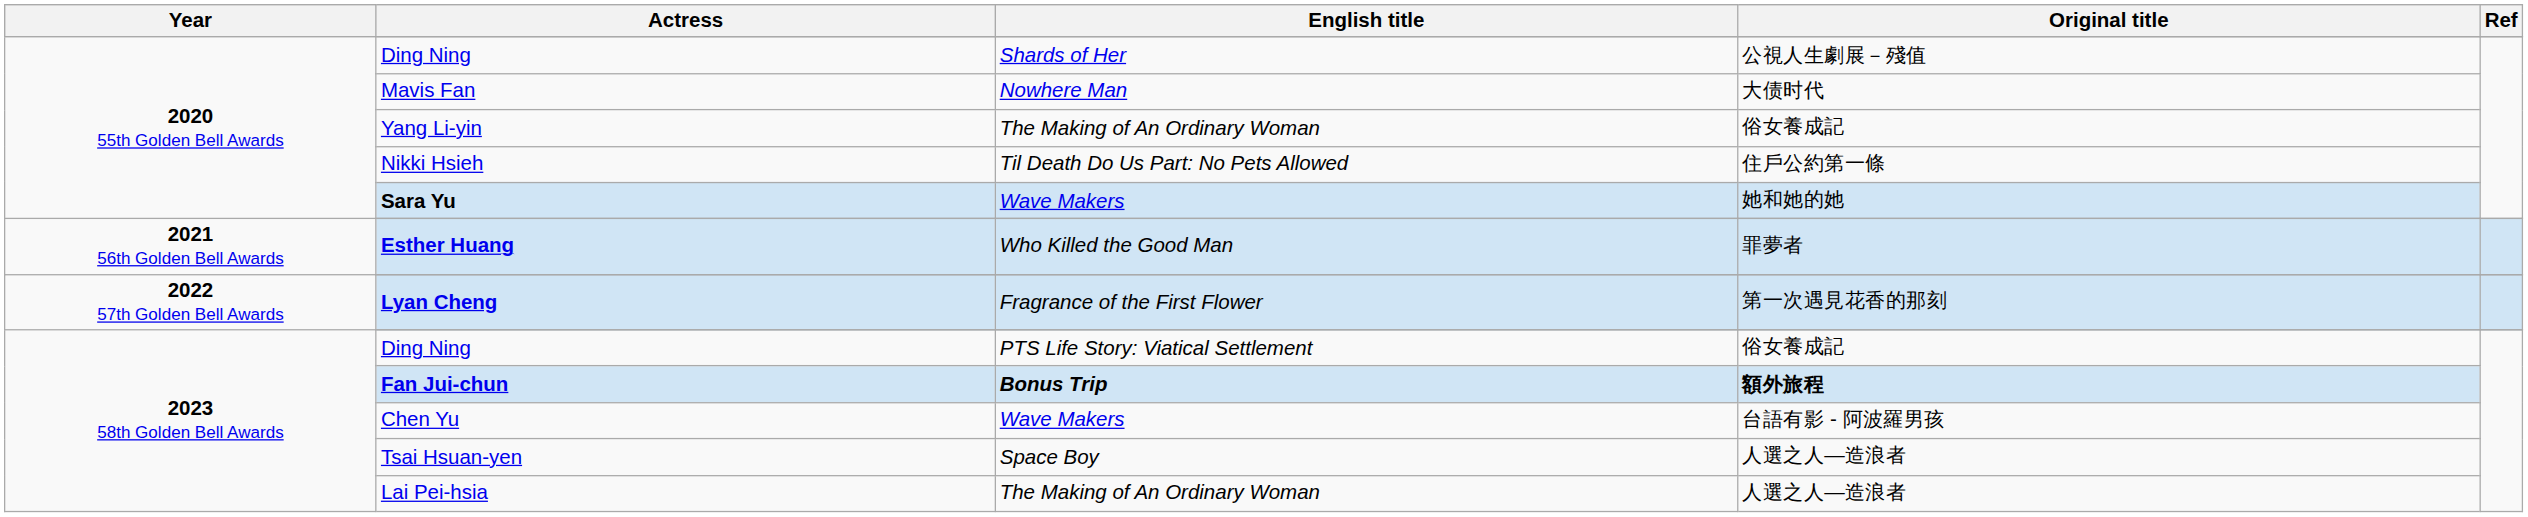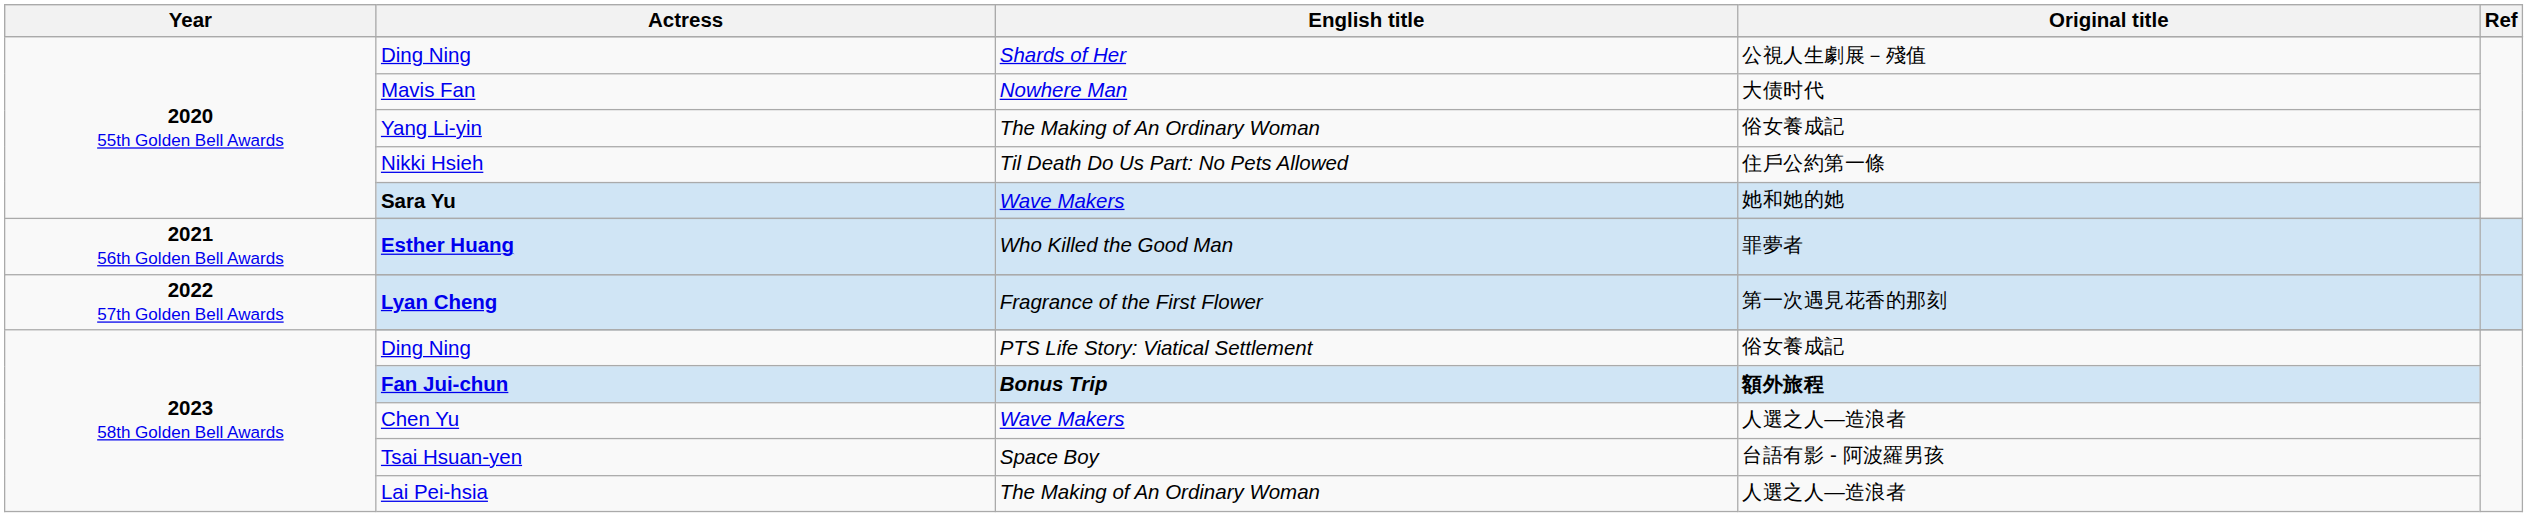(1844, 419) 台語有影 - 阿波羅男孩 -> (1824, 419) 人選之人—造浪者
(1824, 456) 人選之人—造浪者 -> (1844, 456) 台語有影 - 阿波羅男孩
